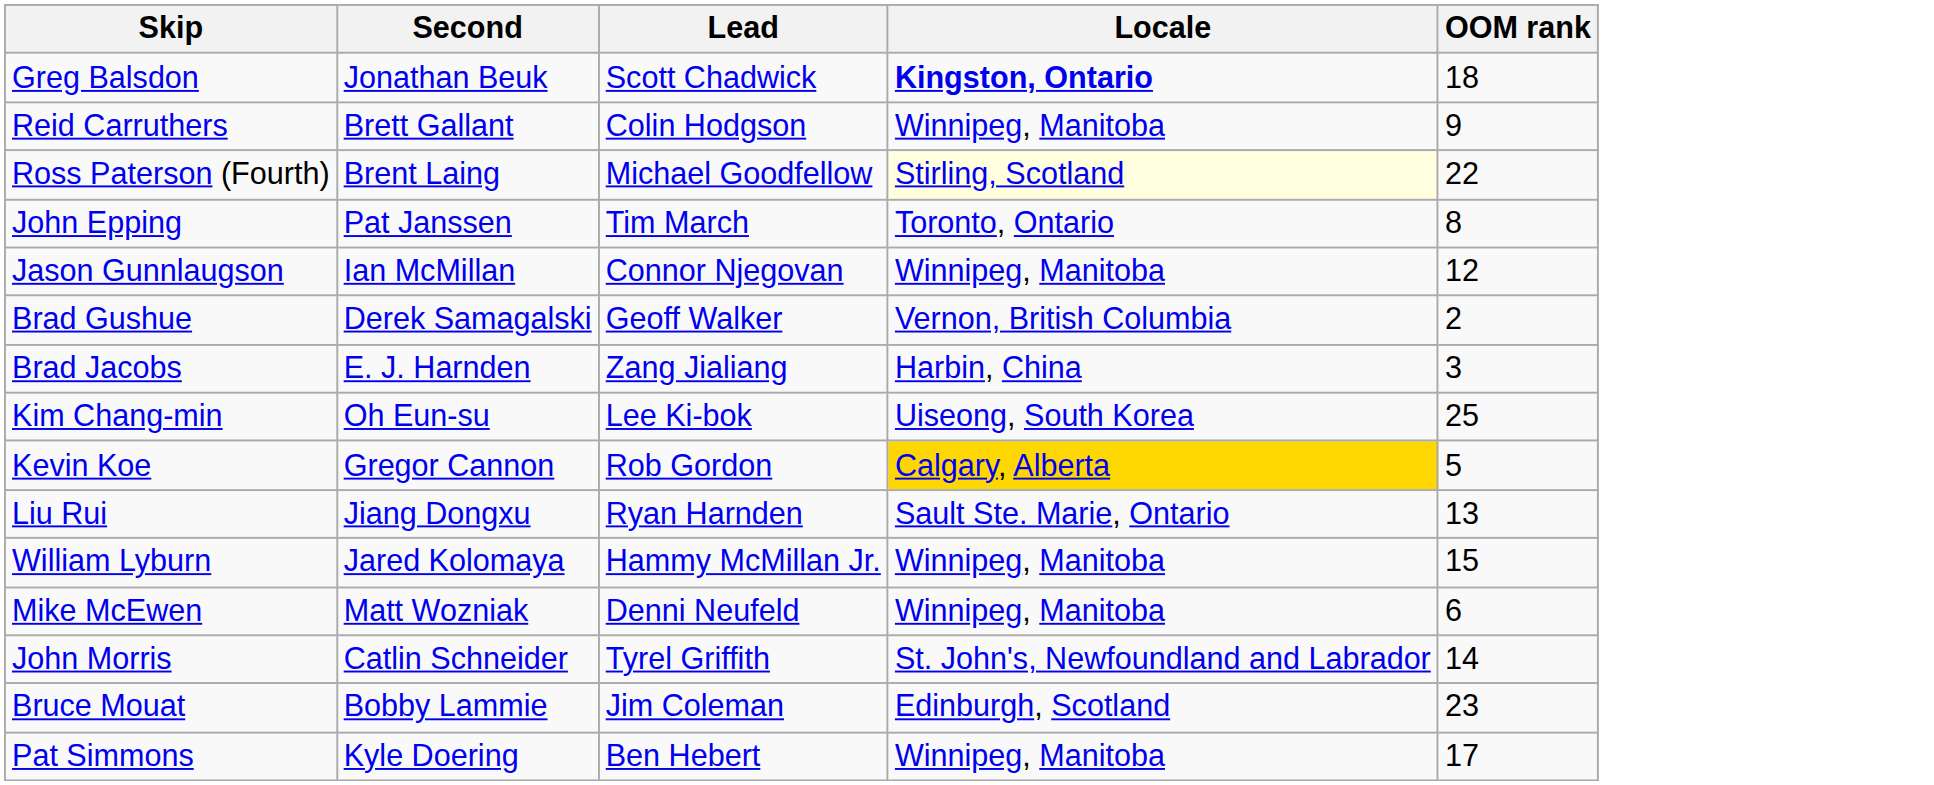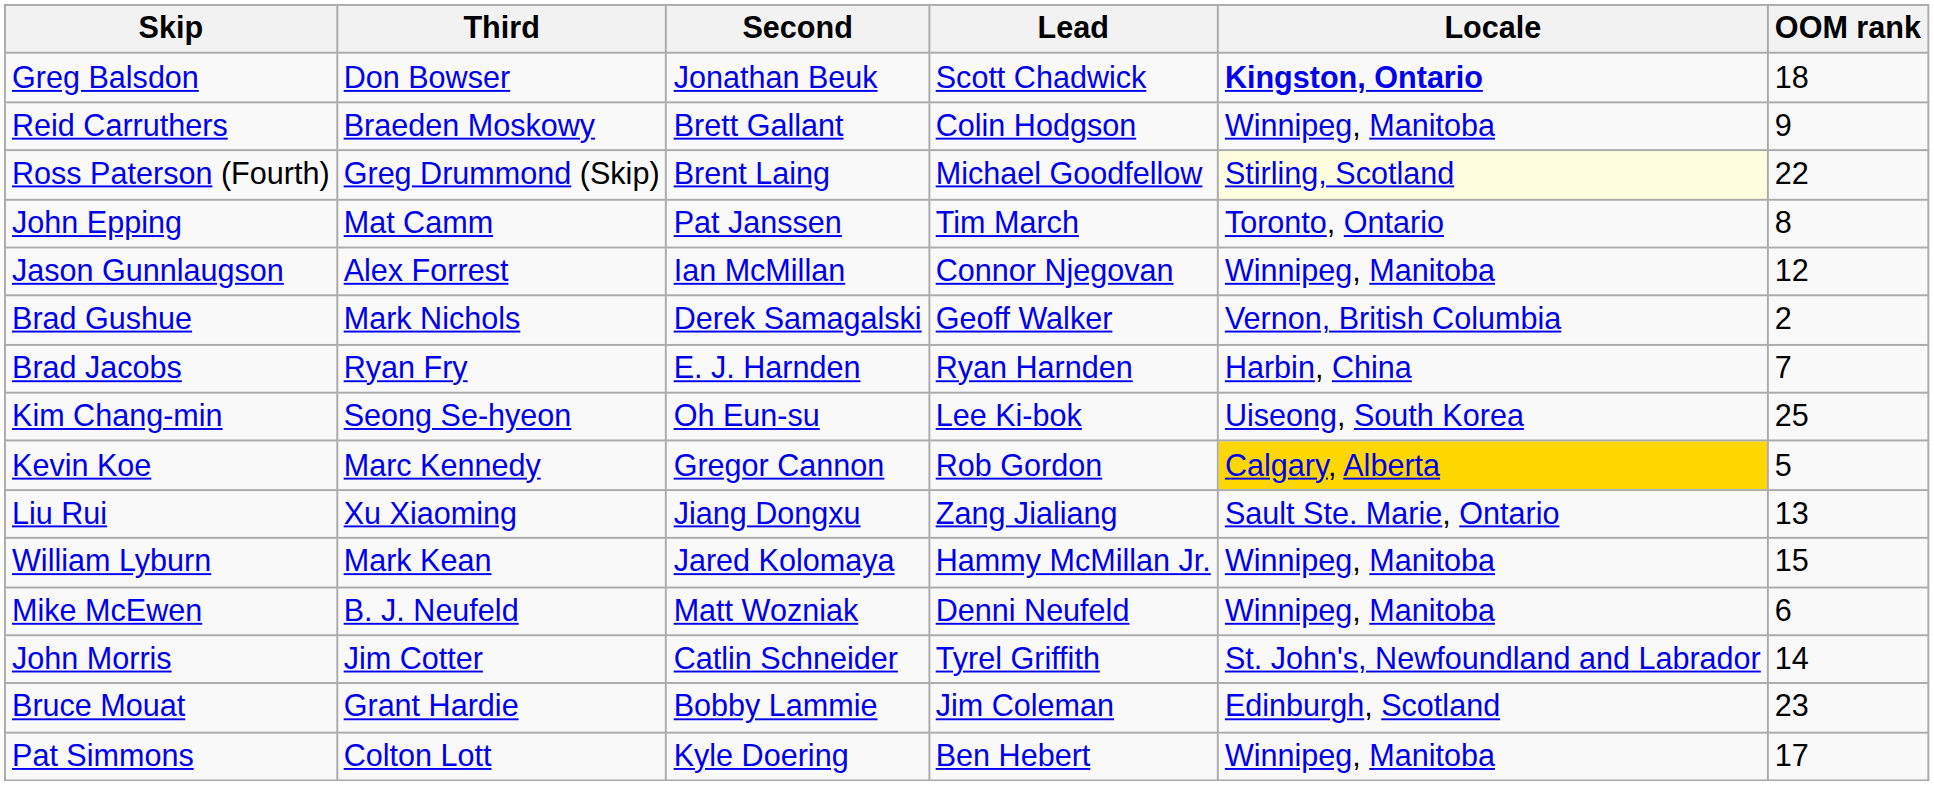+ column: (502, 28)
(697, 367) Zang Jialiang -> (1034, 367) Ryan Harnden
(1453, 367) 3 -> (1783, 367) 7
(704, 513) Ryan Harnden -> (1027, 513) Zang Jialiang
